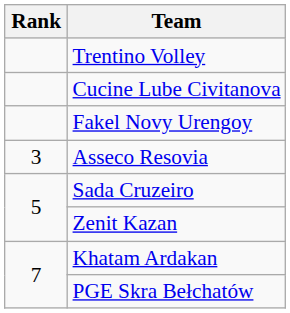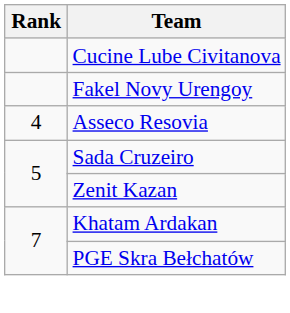- row: (139, 55)
(36, 156) 3 -> (36, 122) 4
